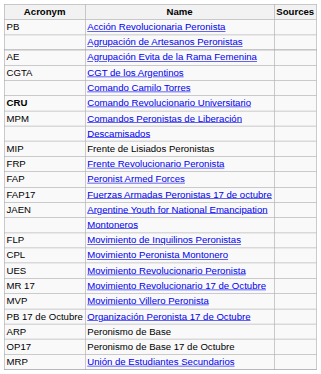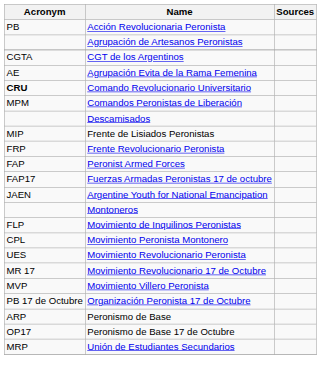rows swapped: (172, 57) <-> (135, 73)
- row: (139, 88)
